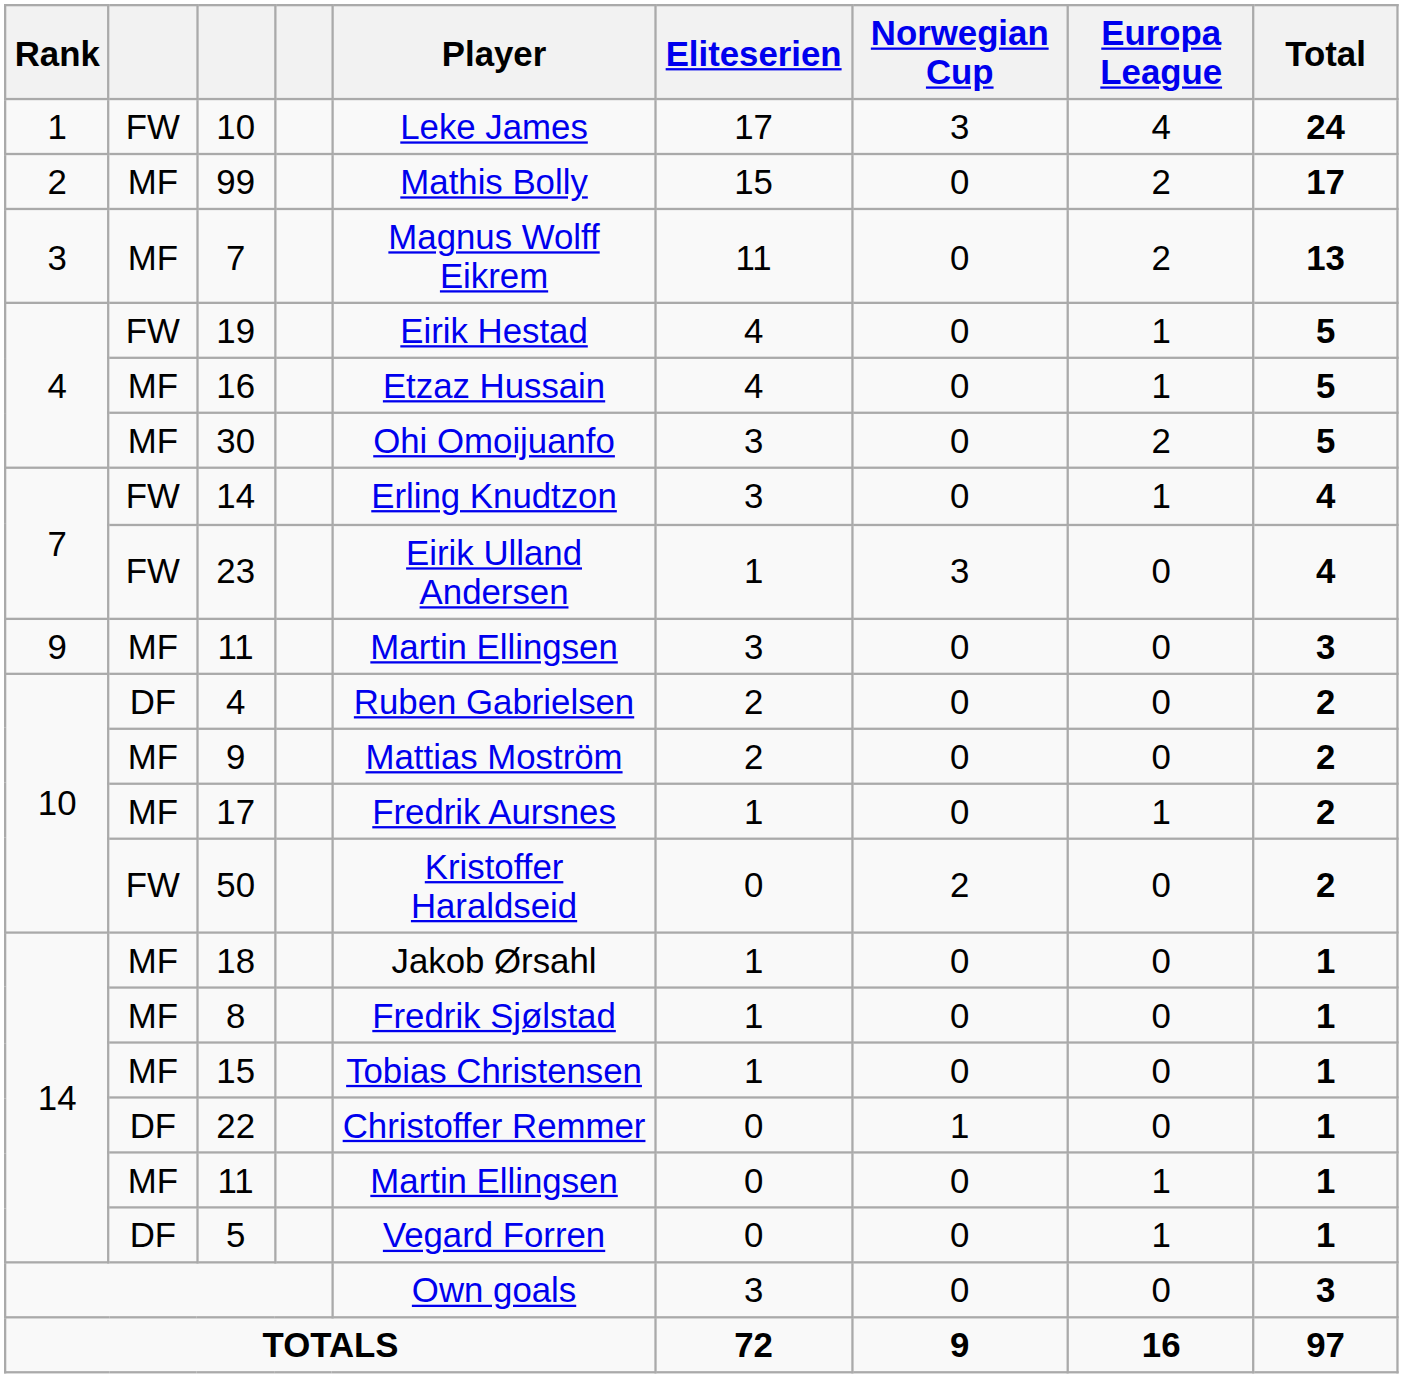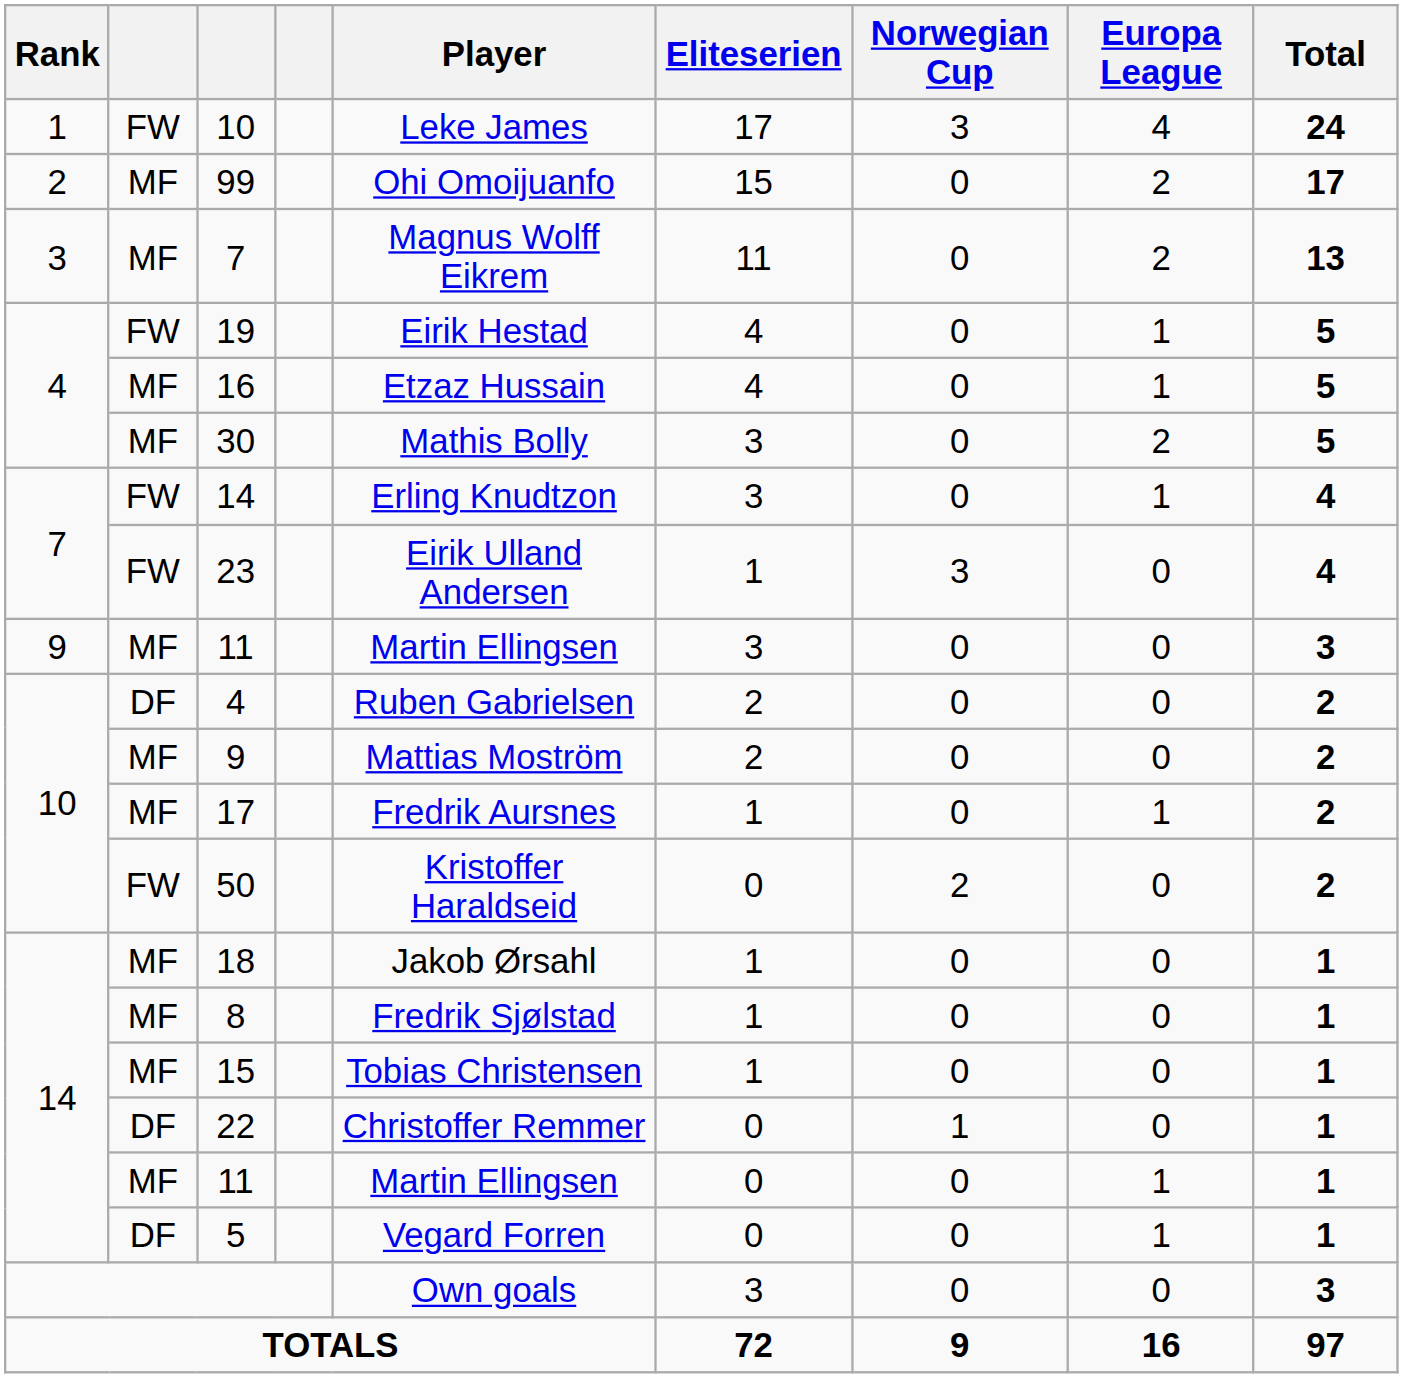(494, 182) Mathis Bolly -> (494, 182) Ohi Omoijuanfo
(494, 441) Ohi Omoijuanfo -> (494, 441) Mathis Bolly
